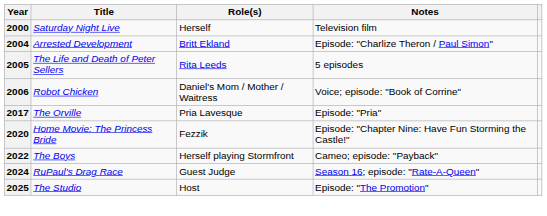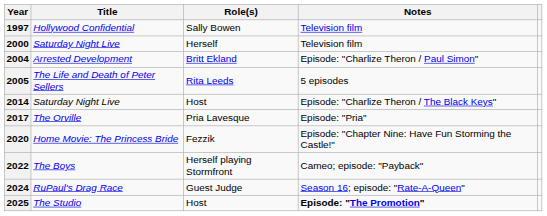+ row: (18, 28)
- row: (18, 92)
+ row: (18, 102)
(372, 187) normal -> (363, 203) bold
